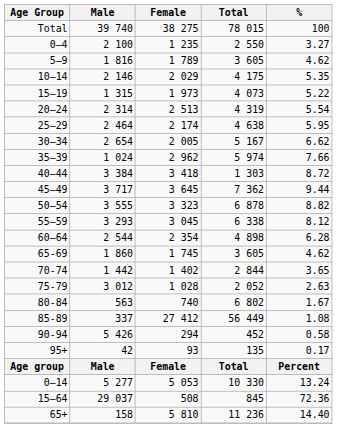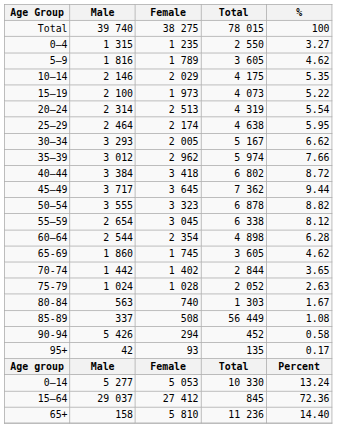(118, 45) 2 100 -> (118, 45) 1 315
(118, 93) 1 315 -> (118, 93) 2 100
(118, 141) 2 654 -> (118, 141) 3 293
(118, 157) 1 024 -> (118, 157) 3 012
(249, 173) 1 303 -> (249, 173) 6 802
(118, 222) 3 293 -> (118, 222) 2 654
(118, 286) 3 012 -> (118, 286) 1 024
(249, 302) 6 802 -> (249, 302) 1 303
(181, 318) 27 412 -> (190, 318) 508
(190, 399) 508 -> (181, 399) 27 412
